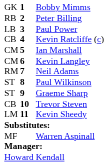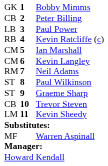(10, 18) RB -> (10, 18) CB
(10, 39) CB -> (10, 39) RB
